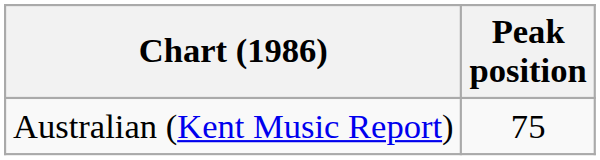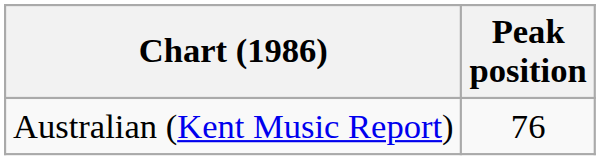(528, 125) 75 -> (528, 125) 76
